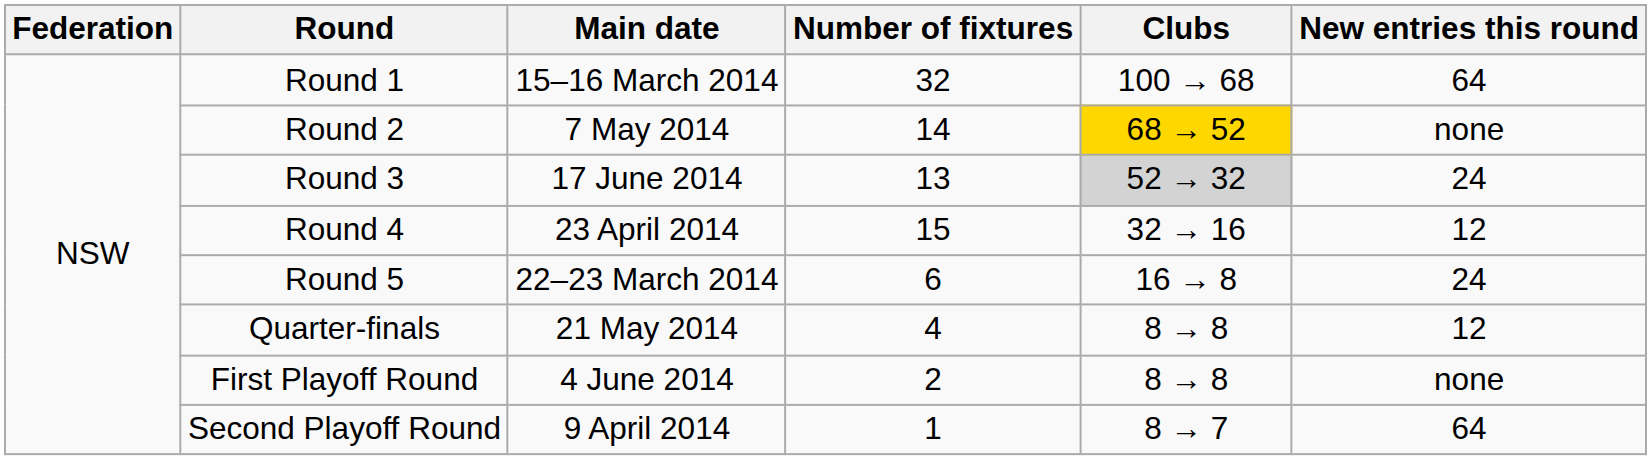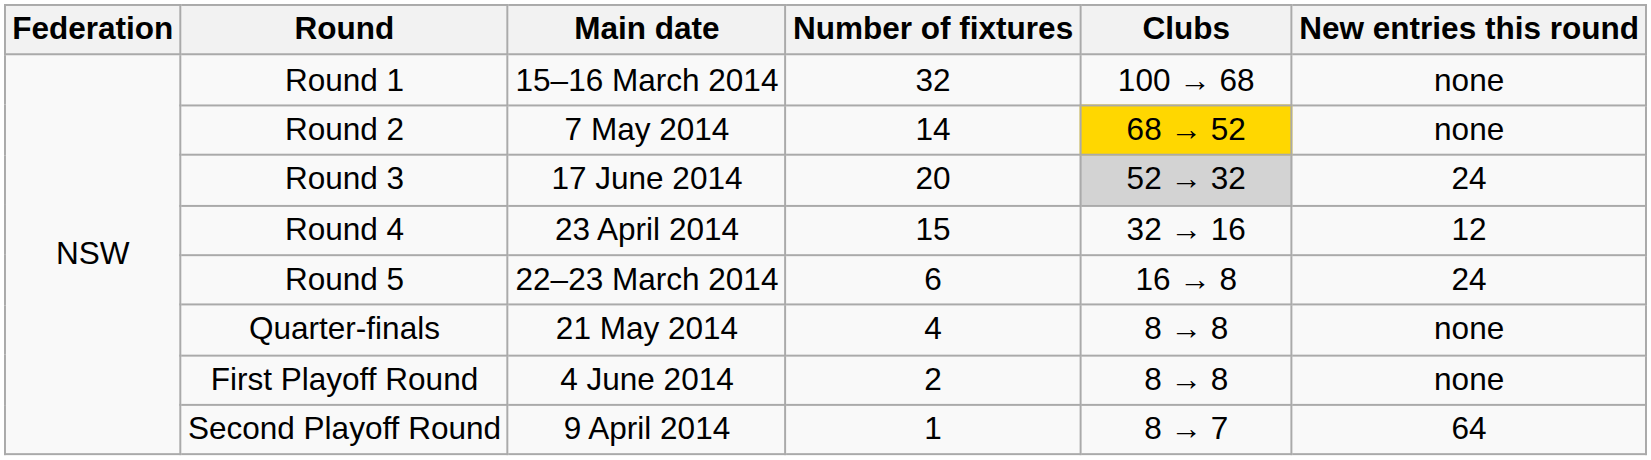(1469, 79) 64 -> (1469, 79) none
(933, 179) 13 -> (933, 179) 20
(1469, 329) 12 -> (1469, 329) none
